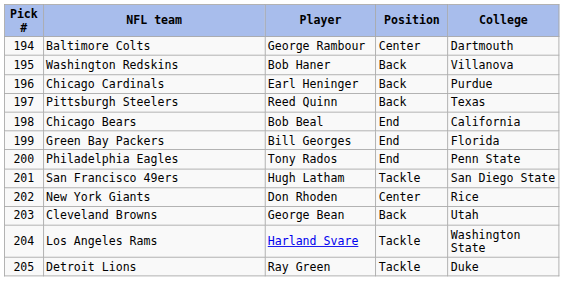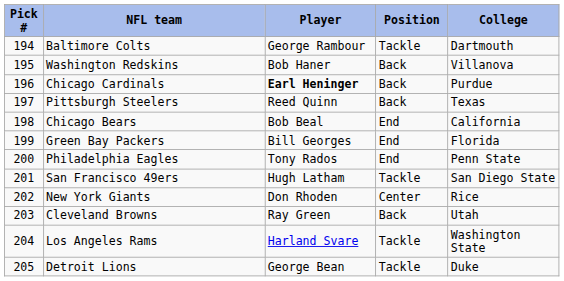(400, 46) Center -> (400, 46) Tackle
(313, 84) normal -> (313, 84) bold
(306, 216) George Bean -> (299, 216) Ray Green
(299, 267) Ray Green -> (306, 267) George Bean
